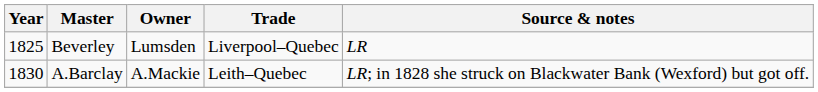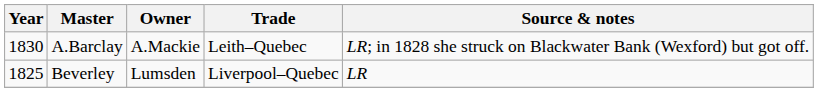rows swapped: (83, 45) <-> (87, 73)
